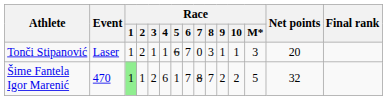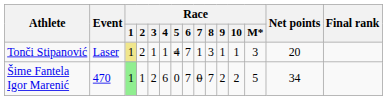(131, 52) no background -> (131, 52) khaki background
(177, 52) 6 -> (177, 52) 4
(199, 52) 0 -> (199, 52) 1
(177, 78) 1 -> (177, 78) 0
(199, 78) 8 -> (199, 78) 0
(295, 78) 32 -> (295, 78) 34
